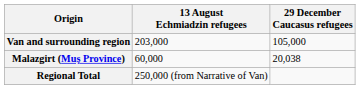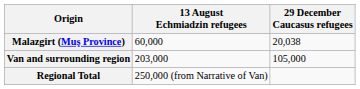rows swapped: (68, 42) <-> (68, 59)
